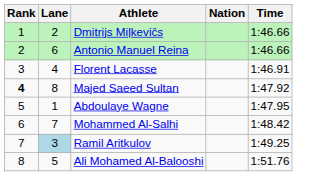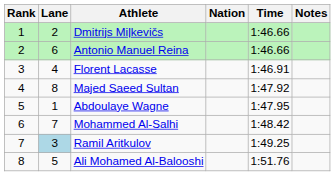+ column: (311, 13)
(21, 87) bold -> (21, 87) normal
